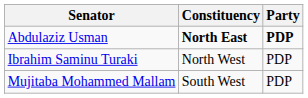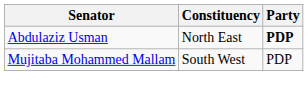(215, 37) bold -> (212, 37) normal
- row: (73, 59)
